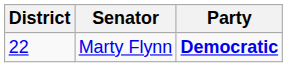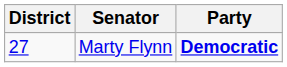(19, 47) 22 -> (19, 47) 27
